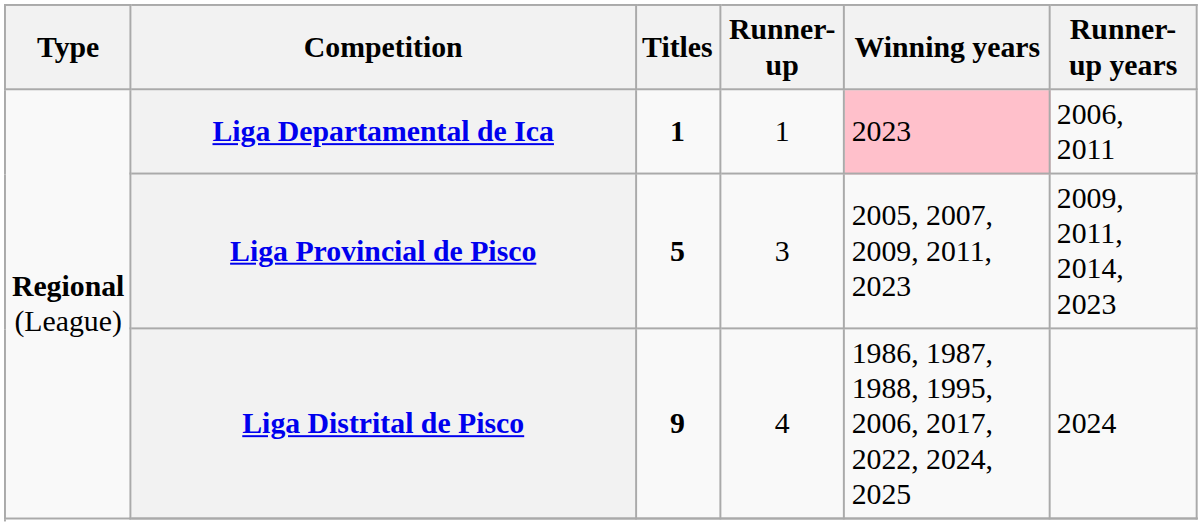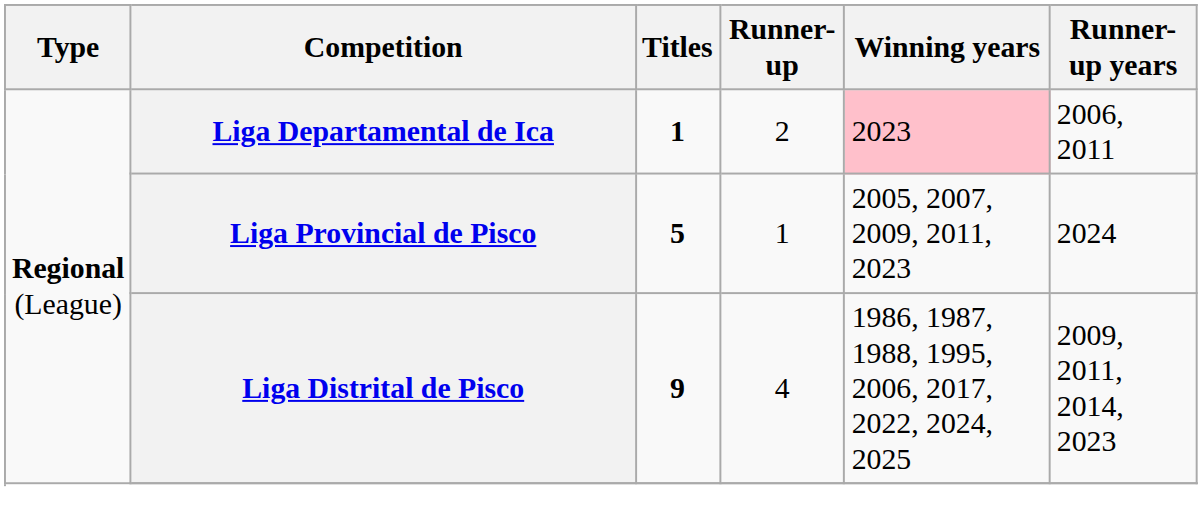(782, 131) 1 -> (782, 131) 2
(782, 250) 3 -> (782, 233) 1
(1090, 250) 2009, 2011, 2014, 2023 -> (1087, 233) 2024
(1087, 423) 2024 -> (1090, 388) 2009, 2011, 2014, 2023
